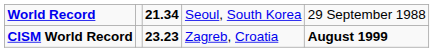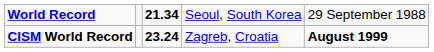(162, 36) 23.23 -> (162, 36) 23.24
